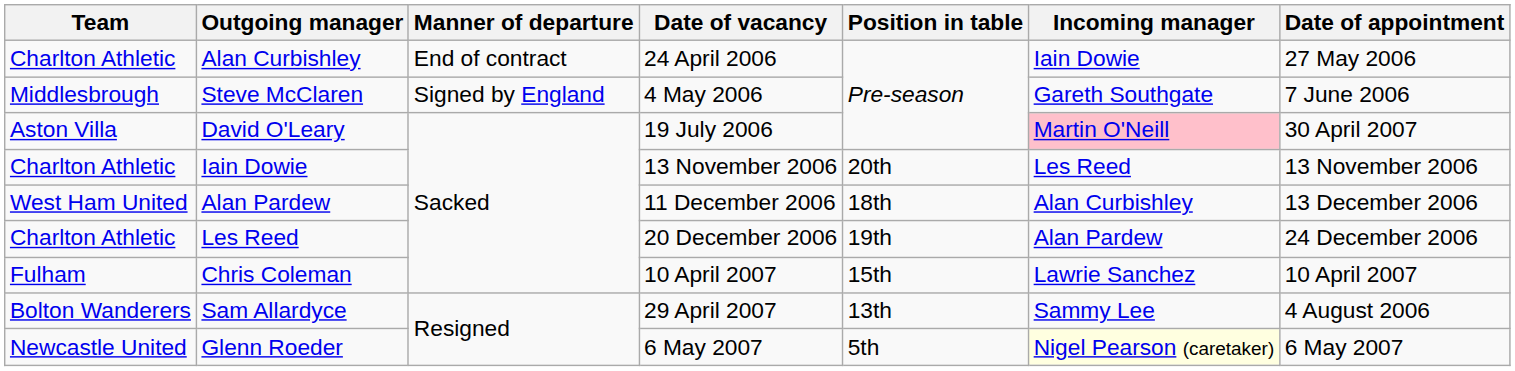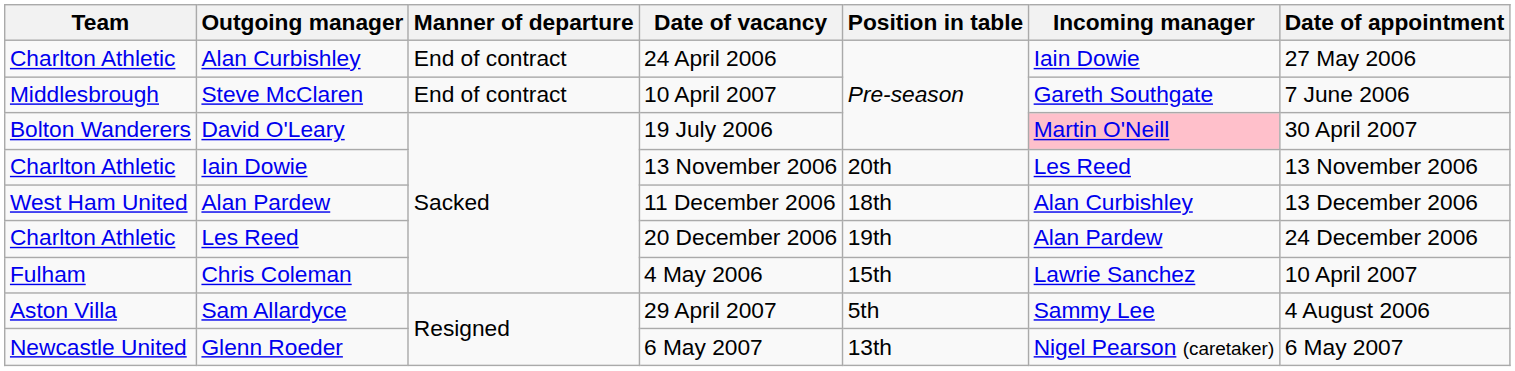(509, 94) Signed by England -> (490, 94) End of contract
(703, 94) 4 May 2006 -> (710, 94) 10 April 2007
(63, 130) Aston Villa -> (100, 130) Bolton Wanderers
(710, 274) 10 April 2007 -> (703, 274) 4 May 2006
(100, 310) Bolton Wanderers -> (63, 310) Aston Villa
(870, 310) 13th -> (864, 310) 5th
(864, 346) 5th -> (870, 346) 13th
(1154, 346) lightyellow background -> (1154, 346) no background
